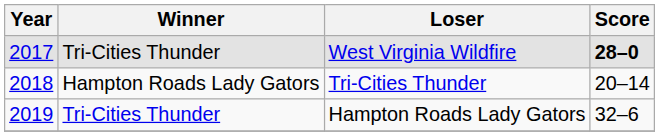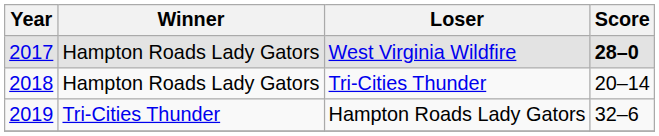(141, 51) Tri-Cities Thunder -> (191, 51) Hampton Roads Lady Gators
